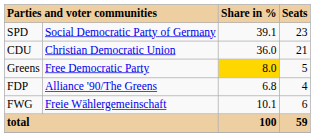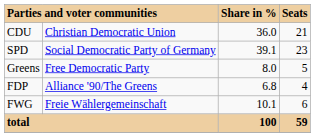rows swapped: (19, 50) <-> (18, 31)
(269, 68) gold background -> (269, 68) no background
